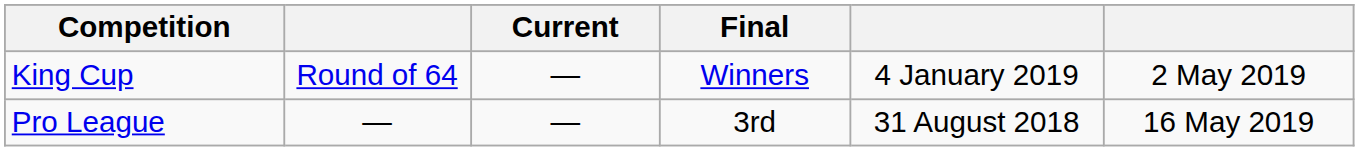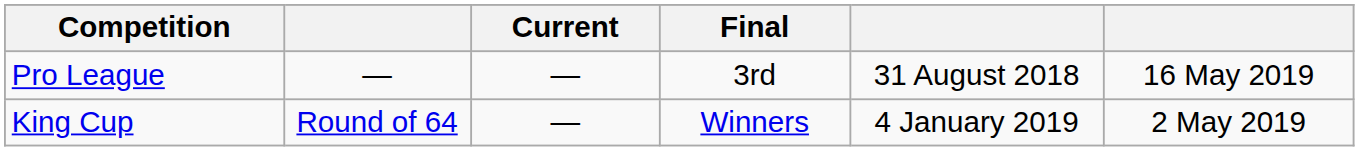rows swapped: (88, 121) <-> (73, 74)
